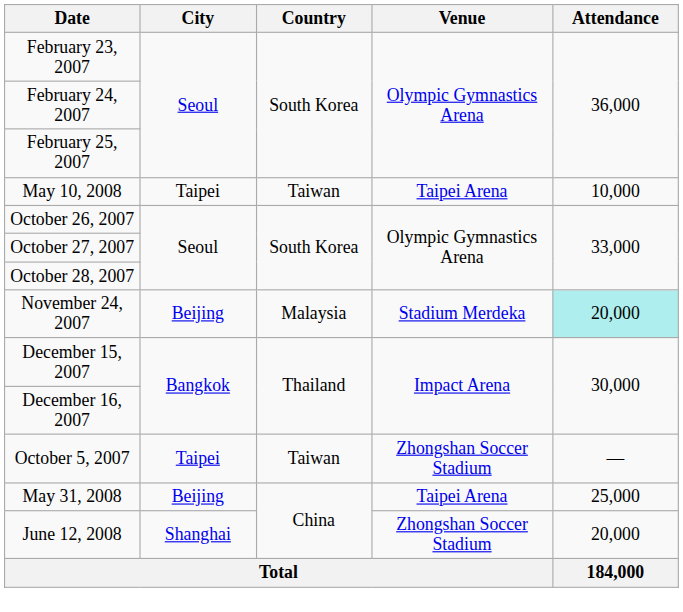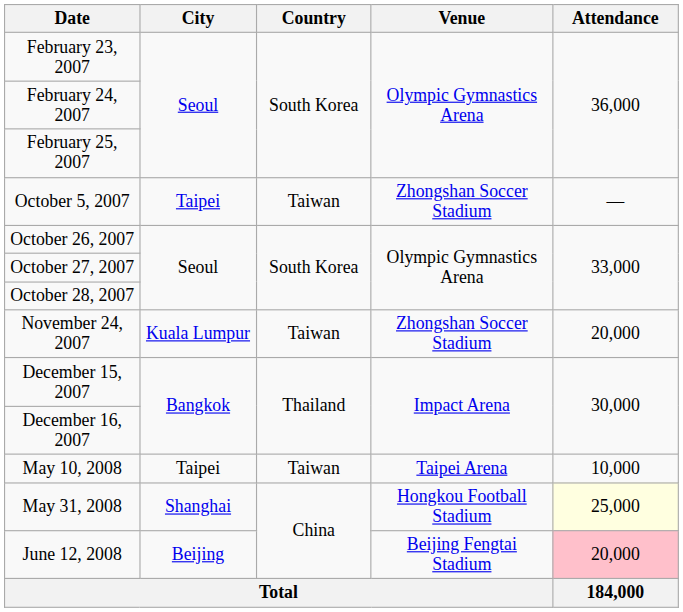rows swapped: (72, 458) <-> (72, 191)
(198, 313) Beijing -> (198, 333) Kuala Lumpur
(314, 313) Malaysia -> (314, 333) Taiwan
(462, 313) Stadium Merdeka -> (462, 333) Zhongshan Soccer Stadium
(615, 313) paleturquoise background -> (615, 333) no background
(198, 496) Beijing -> (198, 506) Shanghai
(462, 496) Taipei Arena -> (462, 506) Hongkou Football Stadium
(615, 496) no background -> (615, 506) lightyellow background
(198, 534) Shanghai -> (198, 554) Beijing
(462, 534) Zhongshan Soccer Stadium -> (462, 554) Beijing Fengtai Stadium
(615, 534) no background -> (615, 554) pink background
